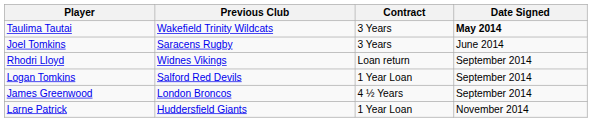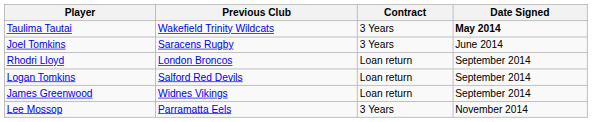(192, 61) Widnes Vikings -> (195, 61) London Broncos
(385, 77) 1 Year Loan -> (386, 77) Loan return
(194, 94) London Broncos -> (193, 94) Widnes Vikings
(380, 94) 4 ½ Years -> (386, 94) Loan return
- row: (37, 110)
+ row: (35, 110)
